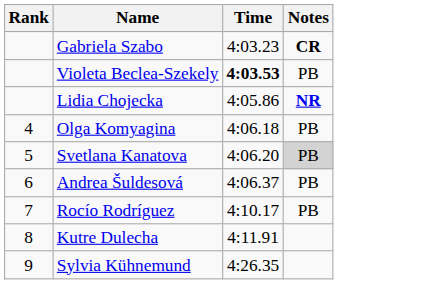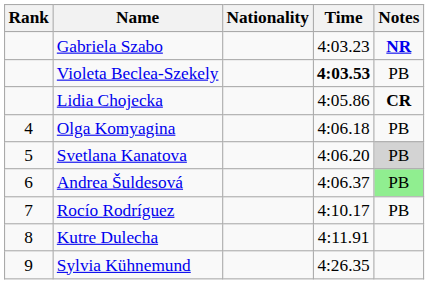+ column: (268, 18)
(308, 45) CR -> (399, 45) NR
(308, 100) NR -> (399, 100) CR
(308, 182) no background -> (399, 182) lightgreen background
